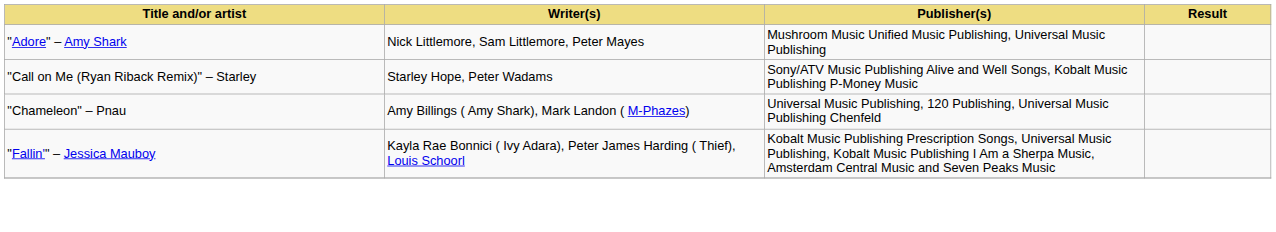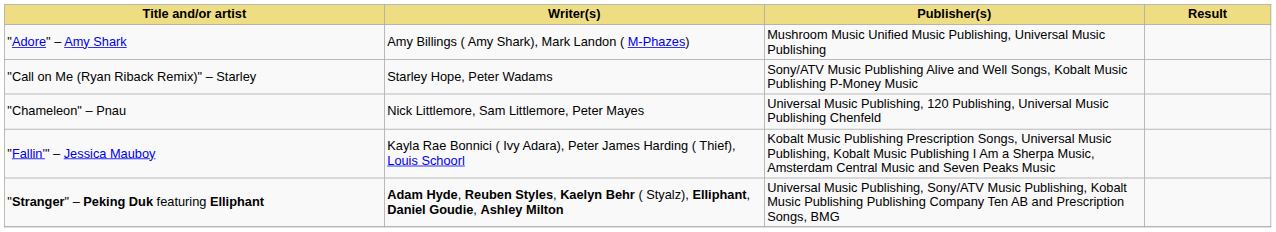(516, 42) Nick Littlemore, Sam Littlemore, Peter Mayes -> (538, 42) Amy Billings ( Amy Shark), Mark Landon ( M-Phazes)
(538, 111) Amy Billings ( Amy Shark), Mark Landon ( M-Phazes) -> (516, 111) Nick Littlemore, Sam Littlemore, Peter Mayes
+ row: (136, 202)
